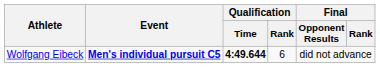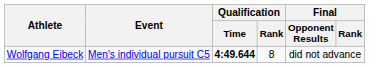(154, 55) bold -> (149, 55) normal
(282, 55) 6 -> (271, 55) 8
